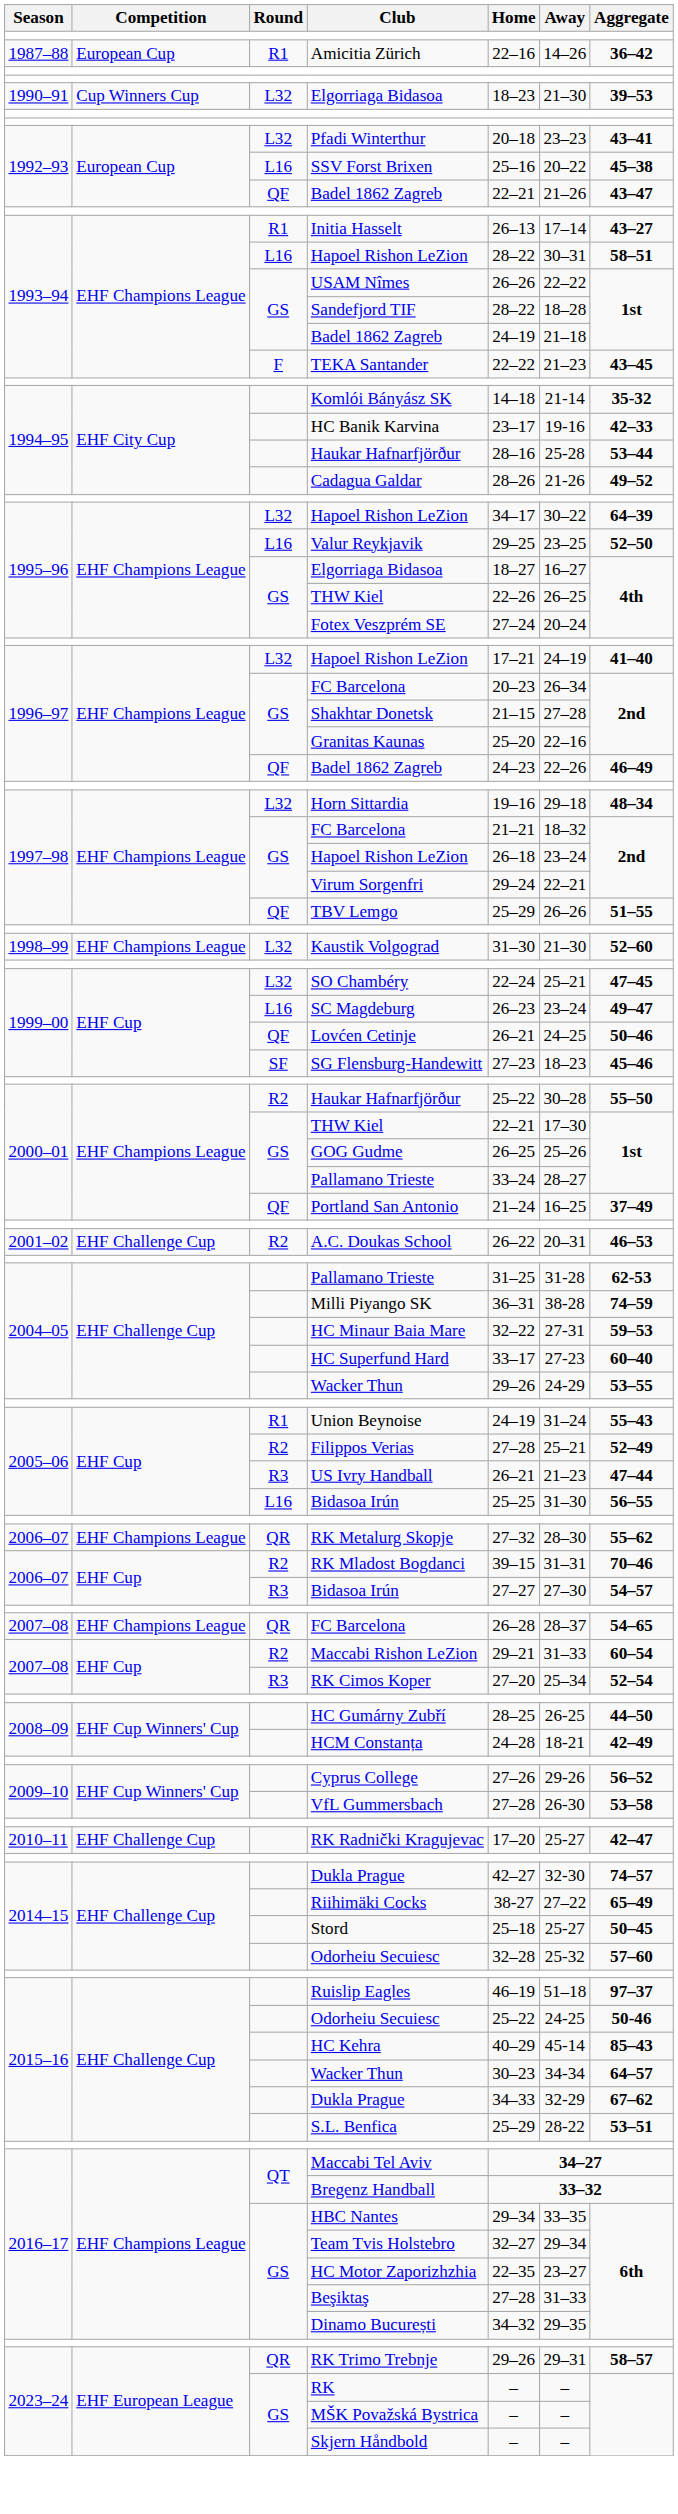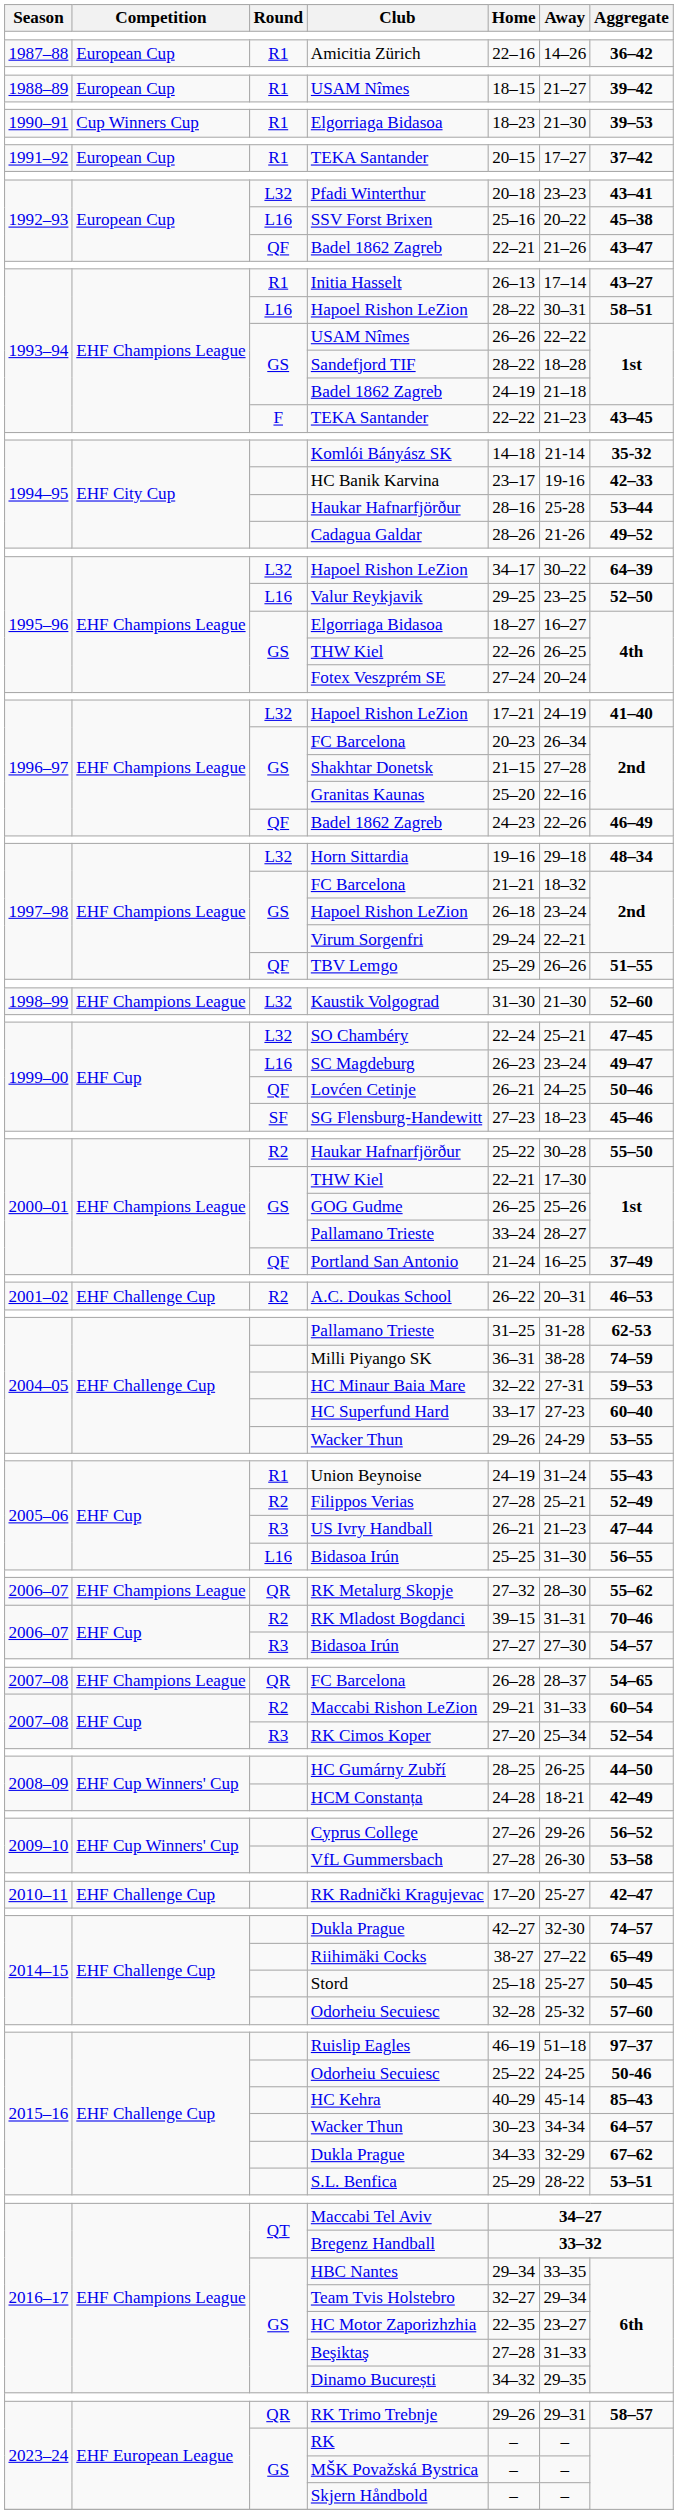+ row: (38, 88)
(278, 96) L32 -> (278, 123) R1
+ row: (38, 158)
